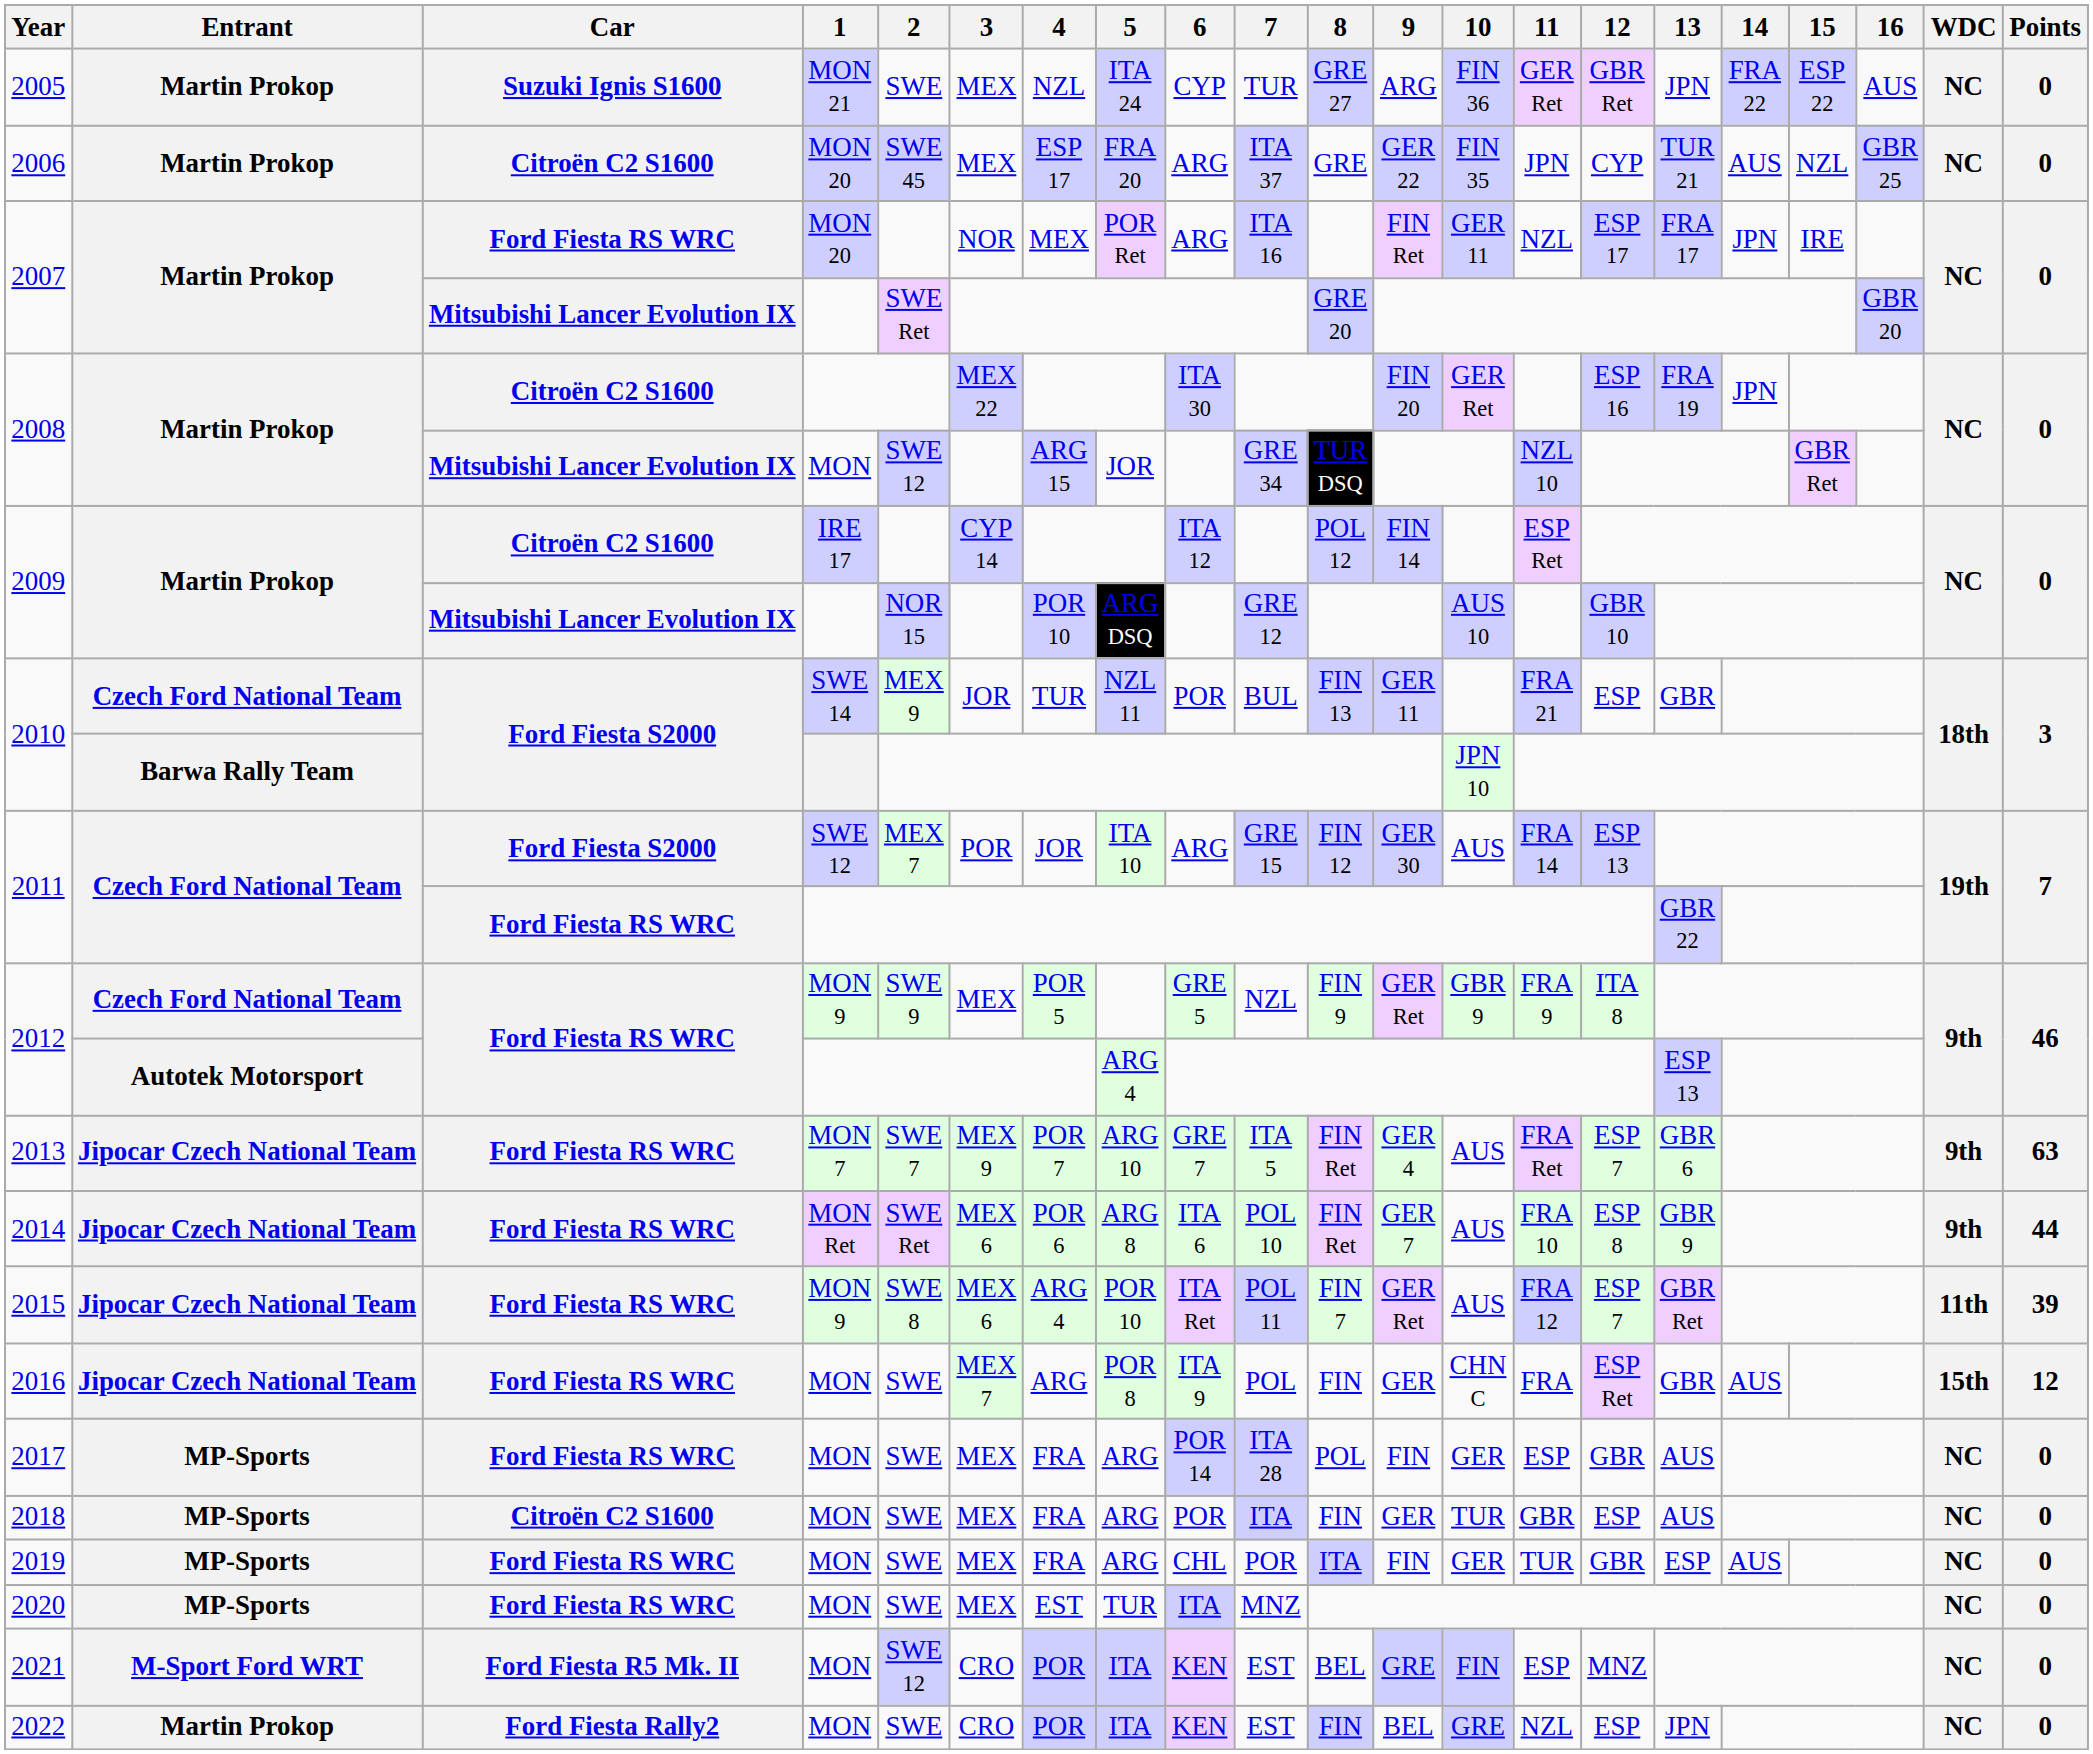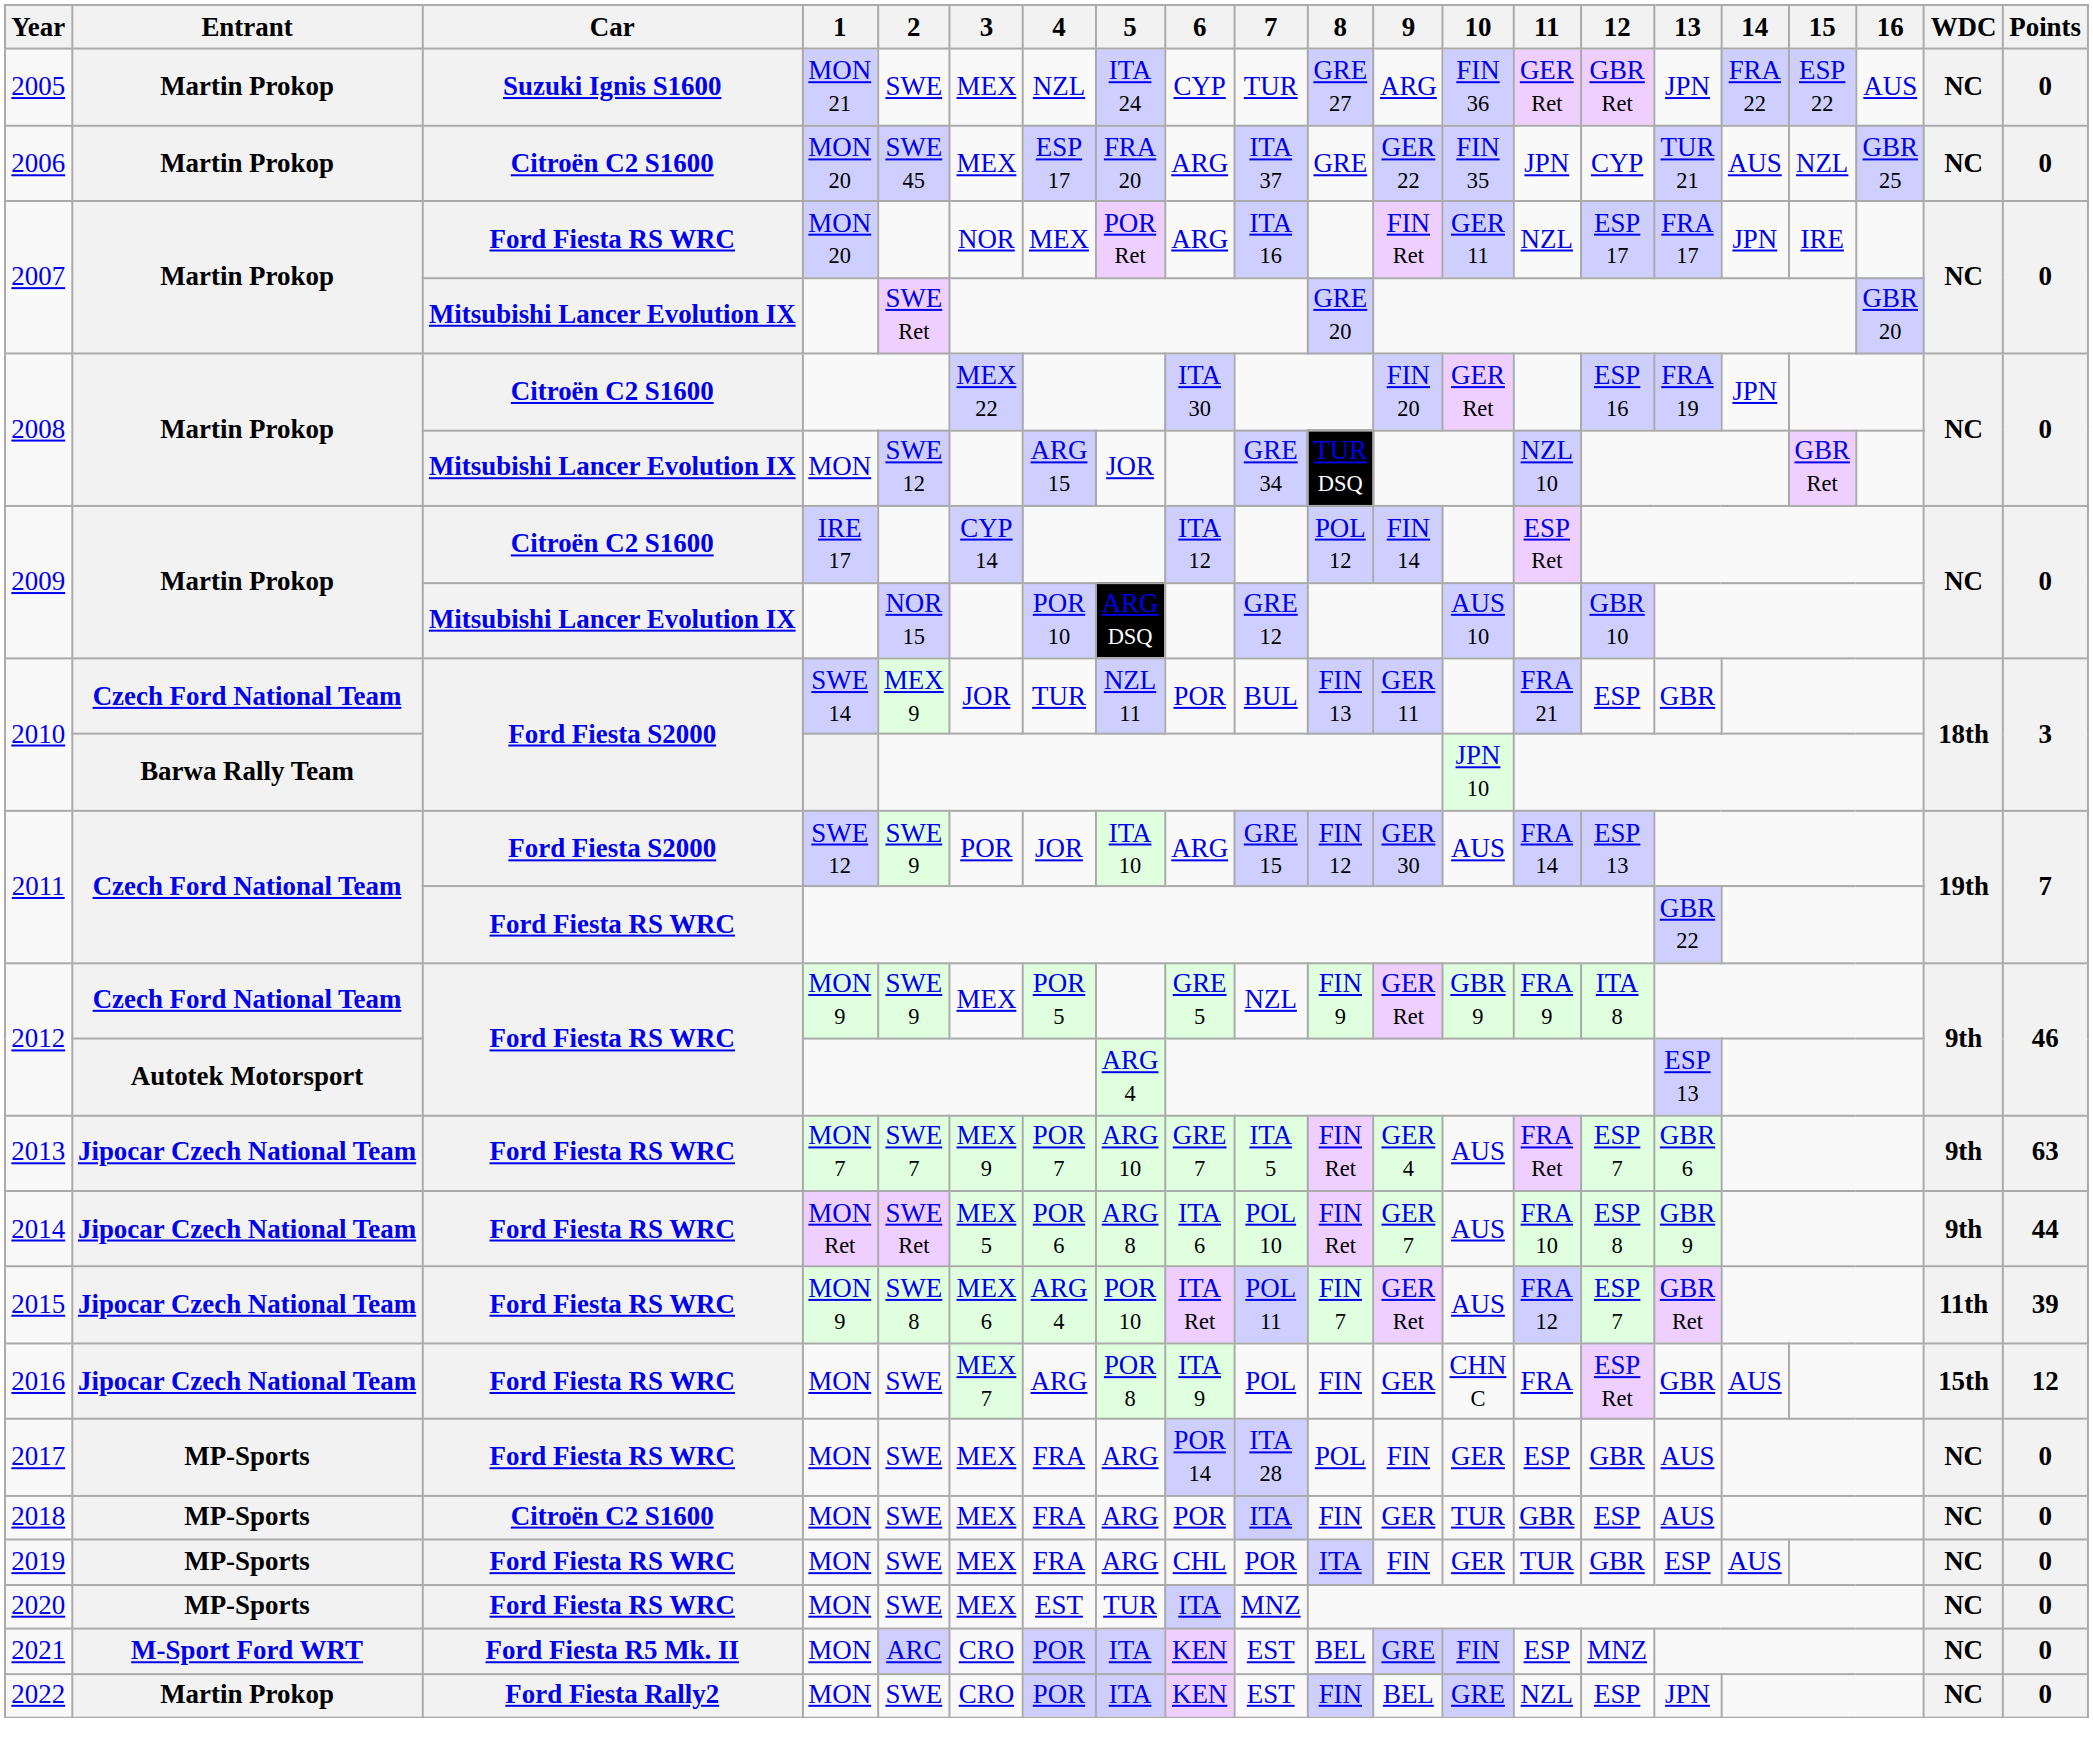(914, 846) MEX 7 -> (914, 846) SWE 9
(986, 1227) MEX 6 -> (986, 1227) MEX 5
(914, 1664) SWE 12 -> (914, 1650) ARC
